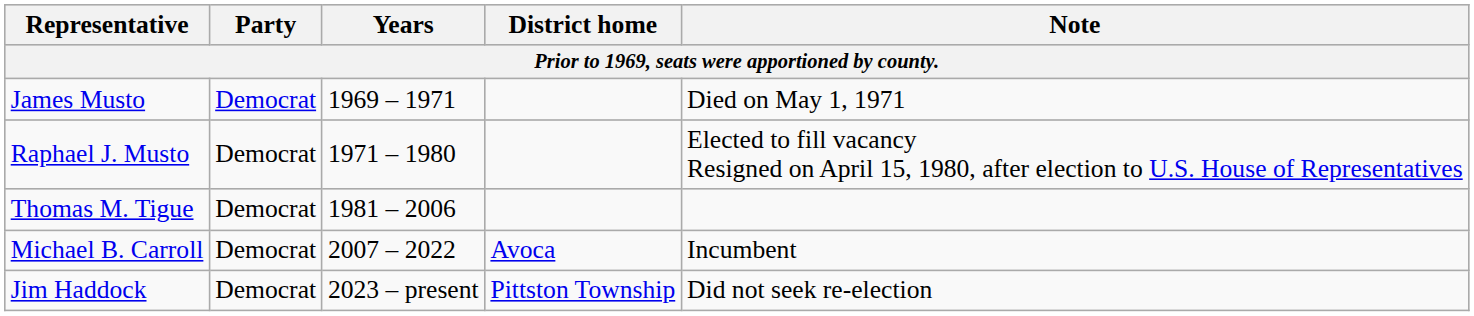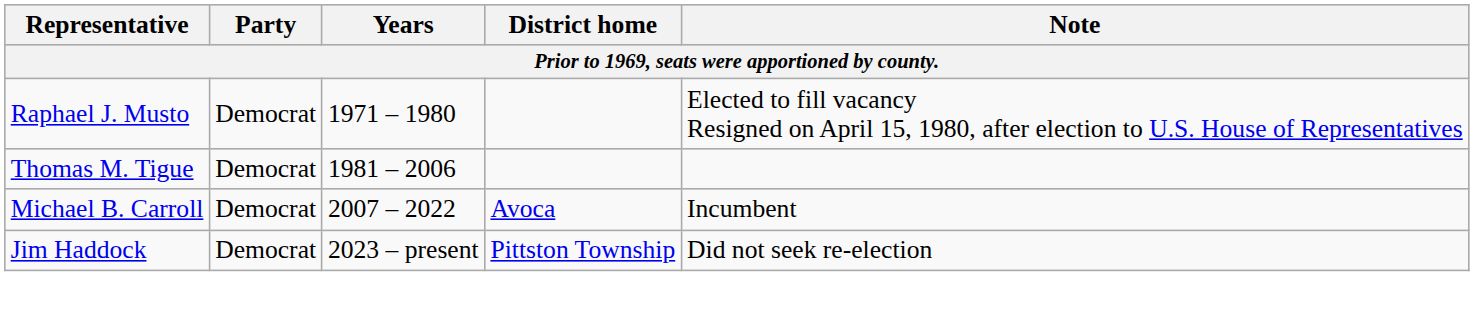- row: (78, 99)
